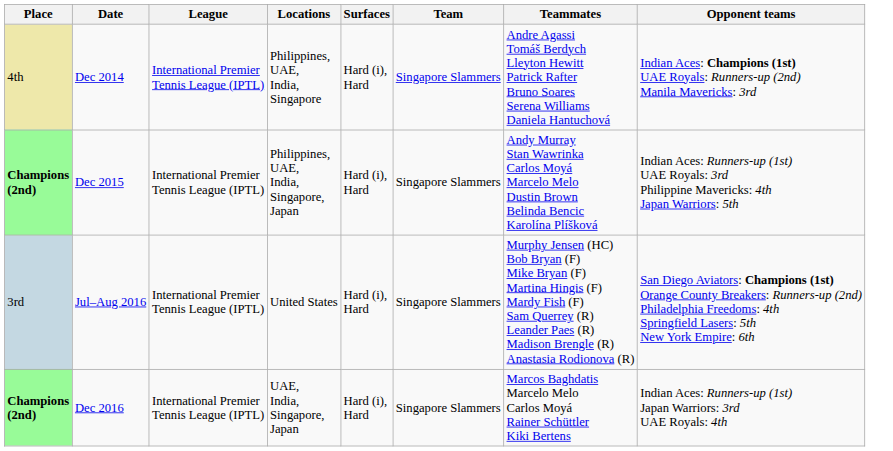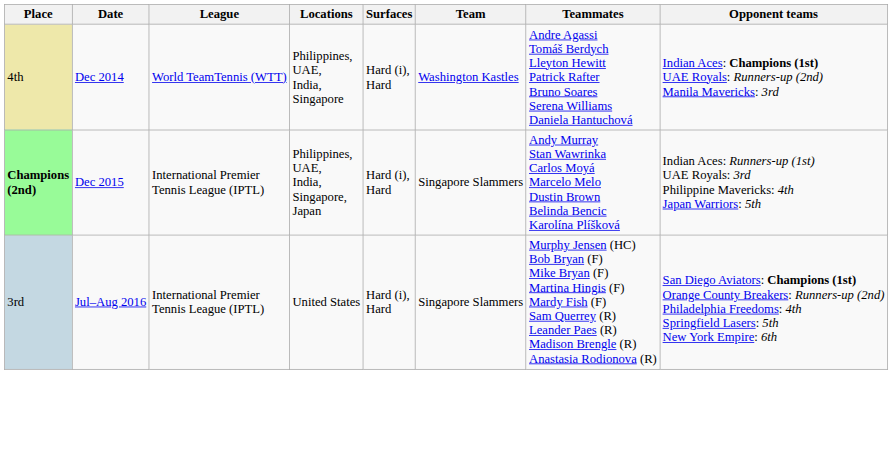(208, 77) International Premier Tennis League (IPTL) -> (219, 77) World TeamTennis (WTT)
(448, 77) Singapore Slammers -> (468, 77) Washington Kastles
- row: (99, 407)
